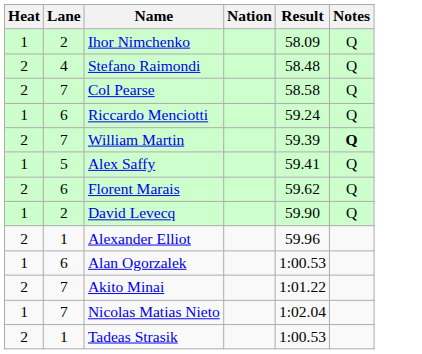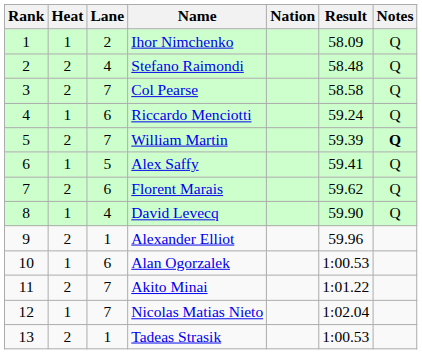+ column: (26, 16)
(64, 213) 2 -> (107, 213) 4
